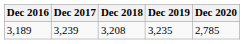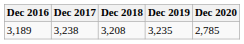(66, 30) 3,239 -> (66, 30) 3,238
